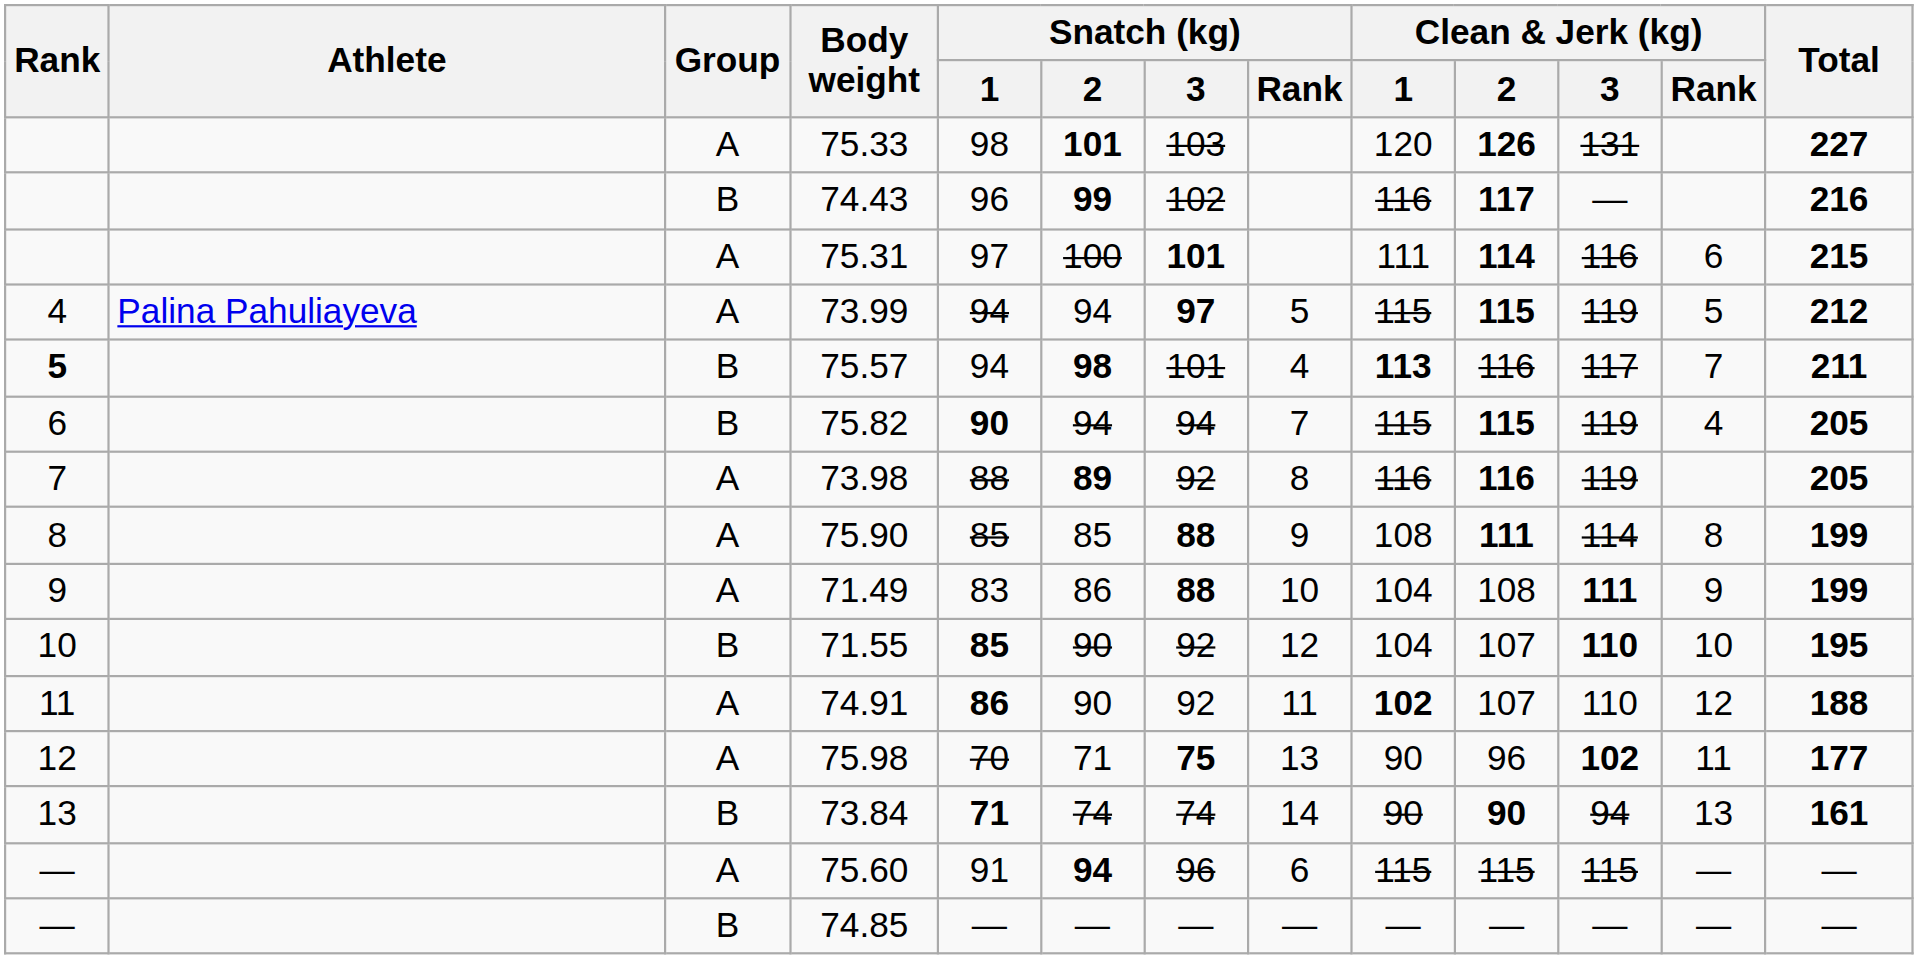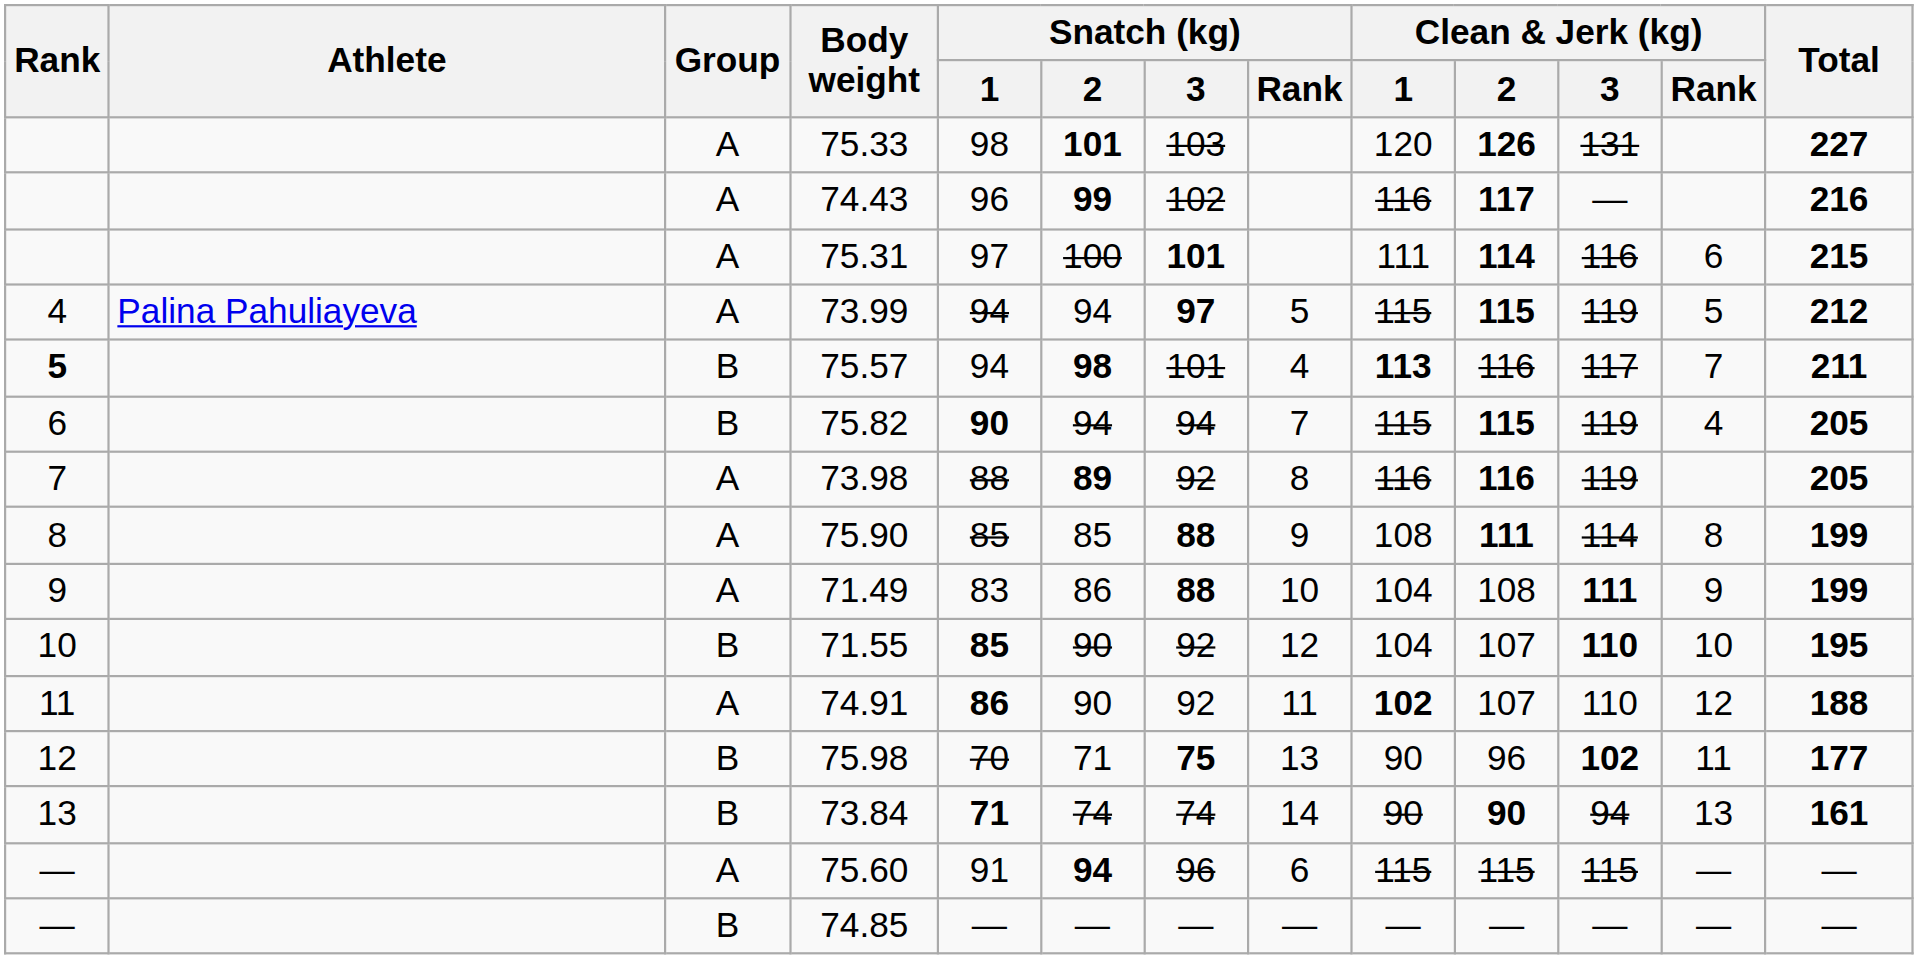(727, 199) B -> (727, 199) A
(727, 758) A -> (727, 758) B
